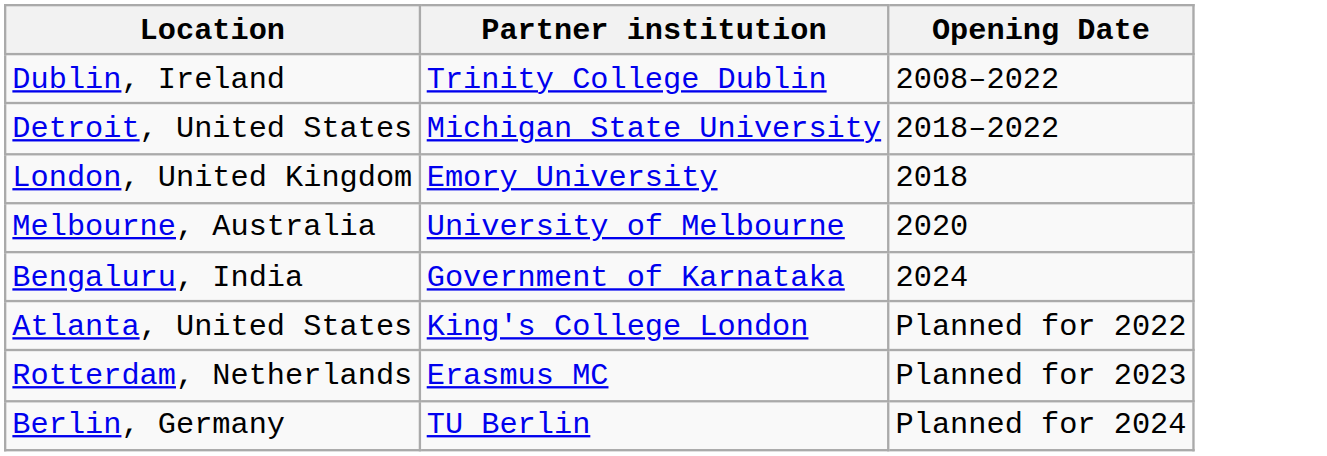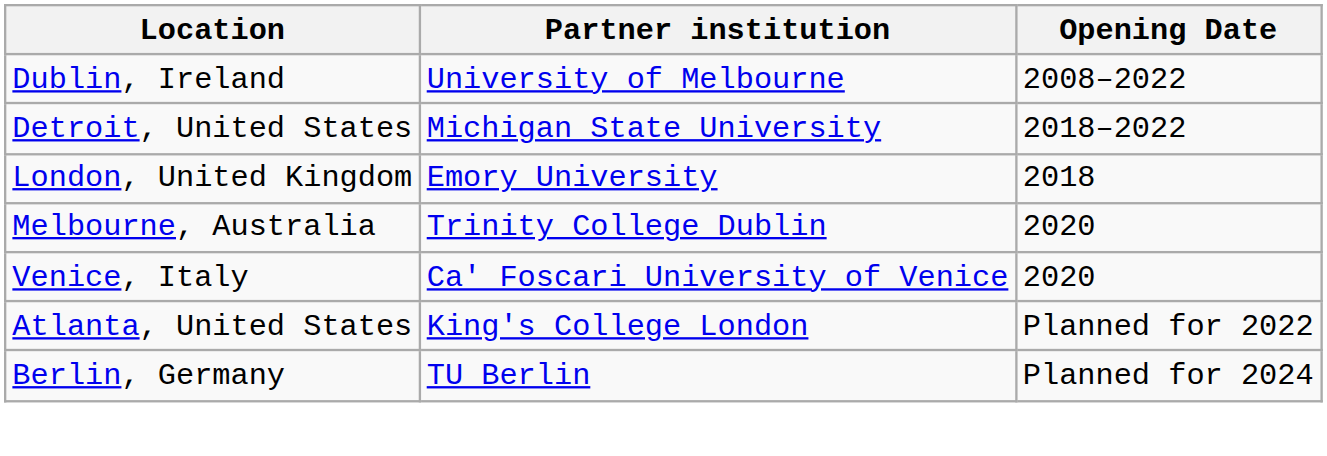(627, 79) Trinity College Dublin -> (636, 79) University of Melbourne
(636, 227) University of Melbourne -> (627, 227) Trinity College Dublin
+ row: (131, 277)
- row: (158, 277)
- row: (212, 375)
